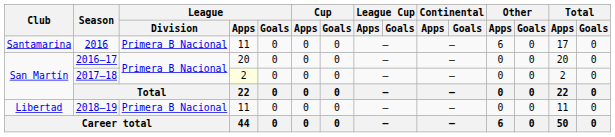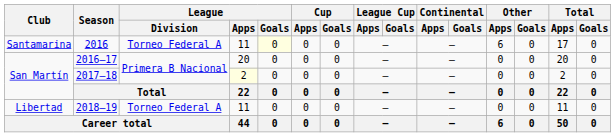(174, 44) Primera B Nacional -> (174, 44) Torneo Federal A
(275, 44) no background -> (275, 44) lightyellow background
(174, 108) Primera B Nacional -> (174, 108) Torneo Federal A
